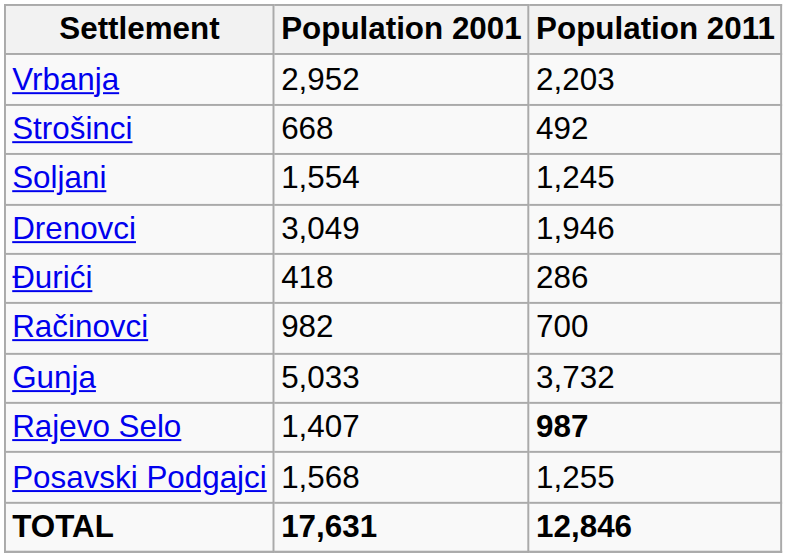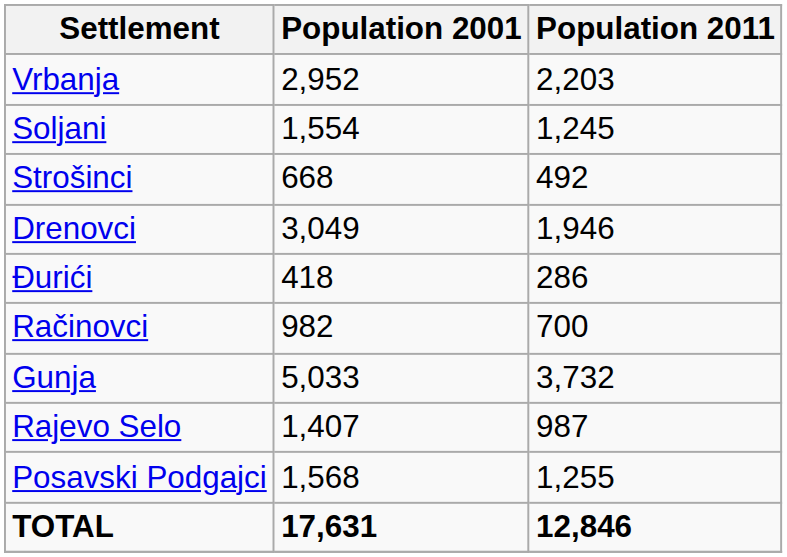rows swapped: (59, 178) <-> (72, 128)
(562, 427) bold -> (562, 427) normal
